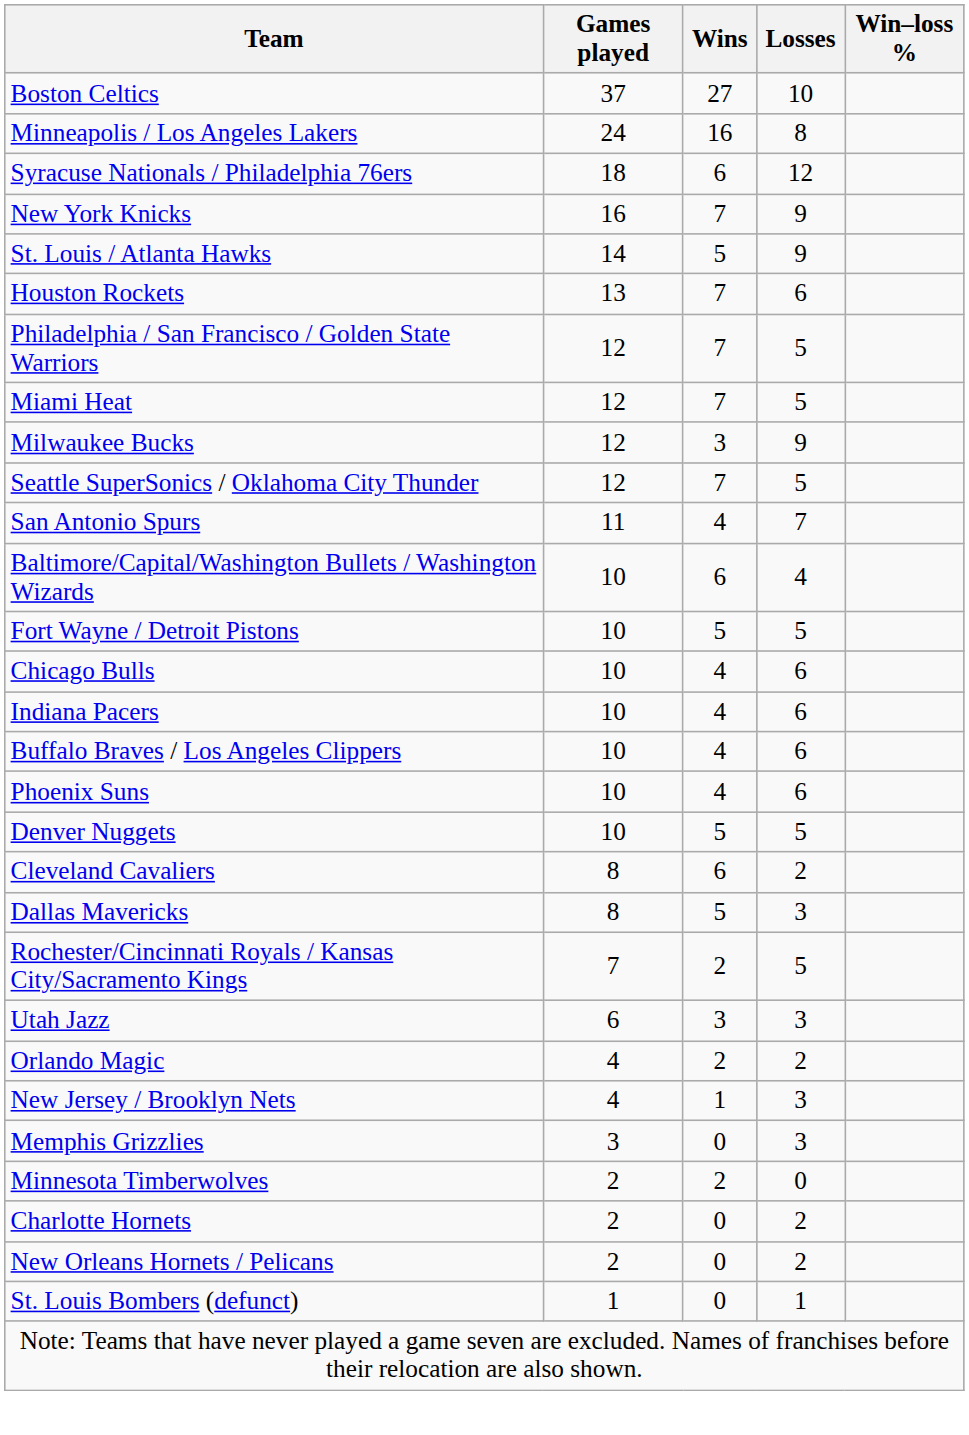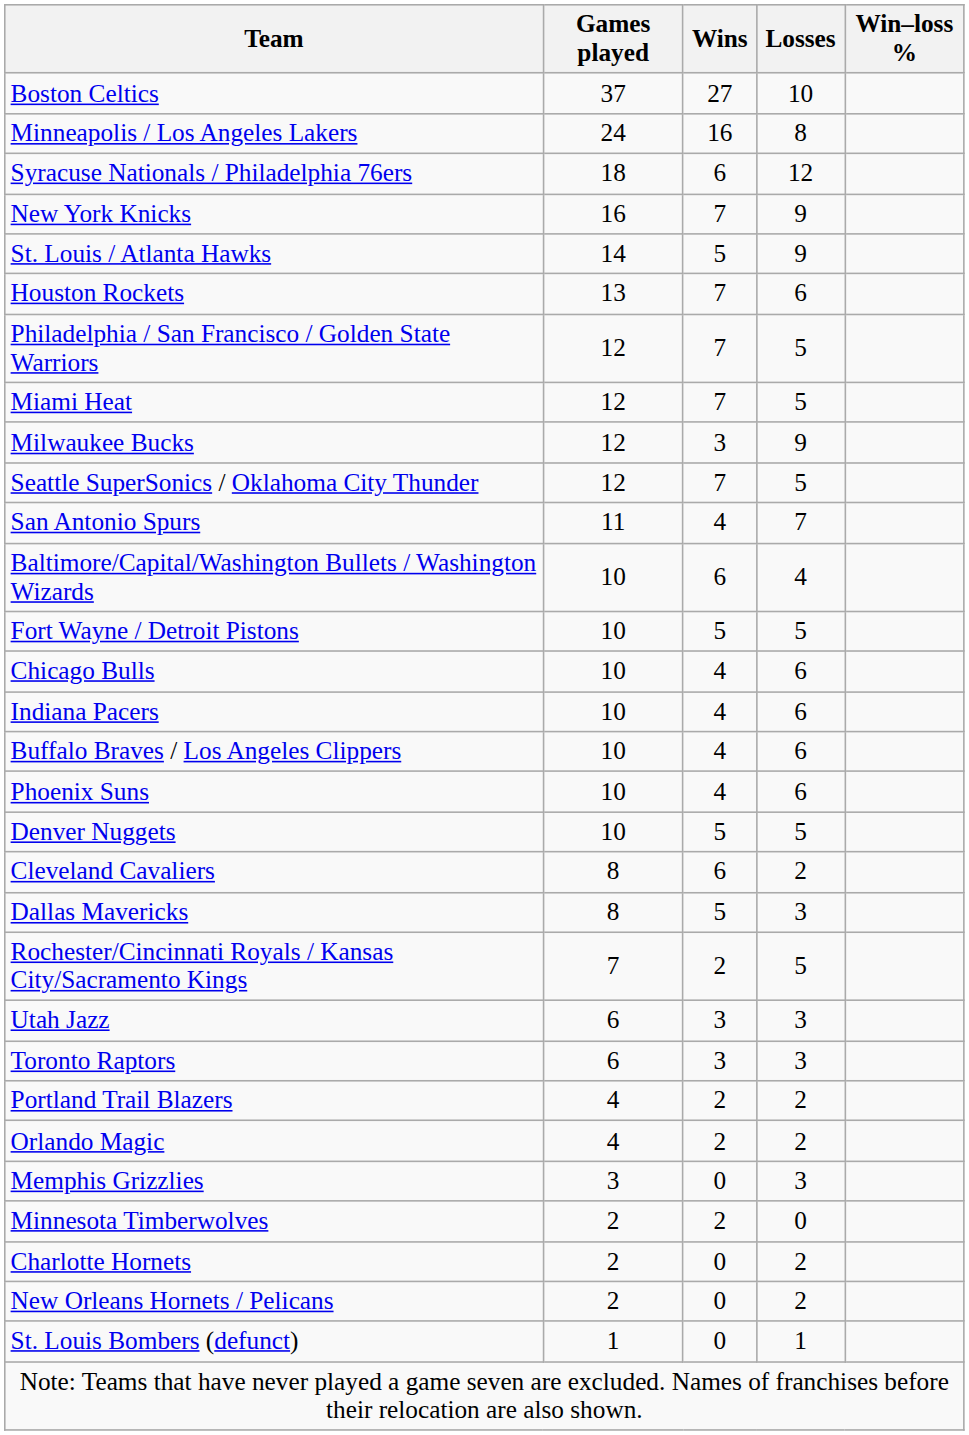+ row: (93, 1060)
+ row: (122, 1100)
- row: (153, 1100)
